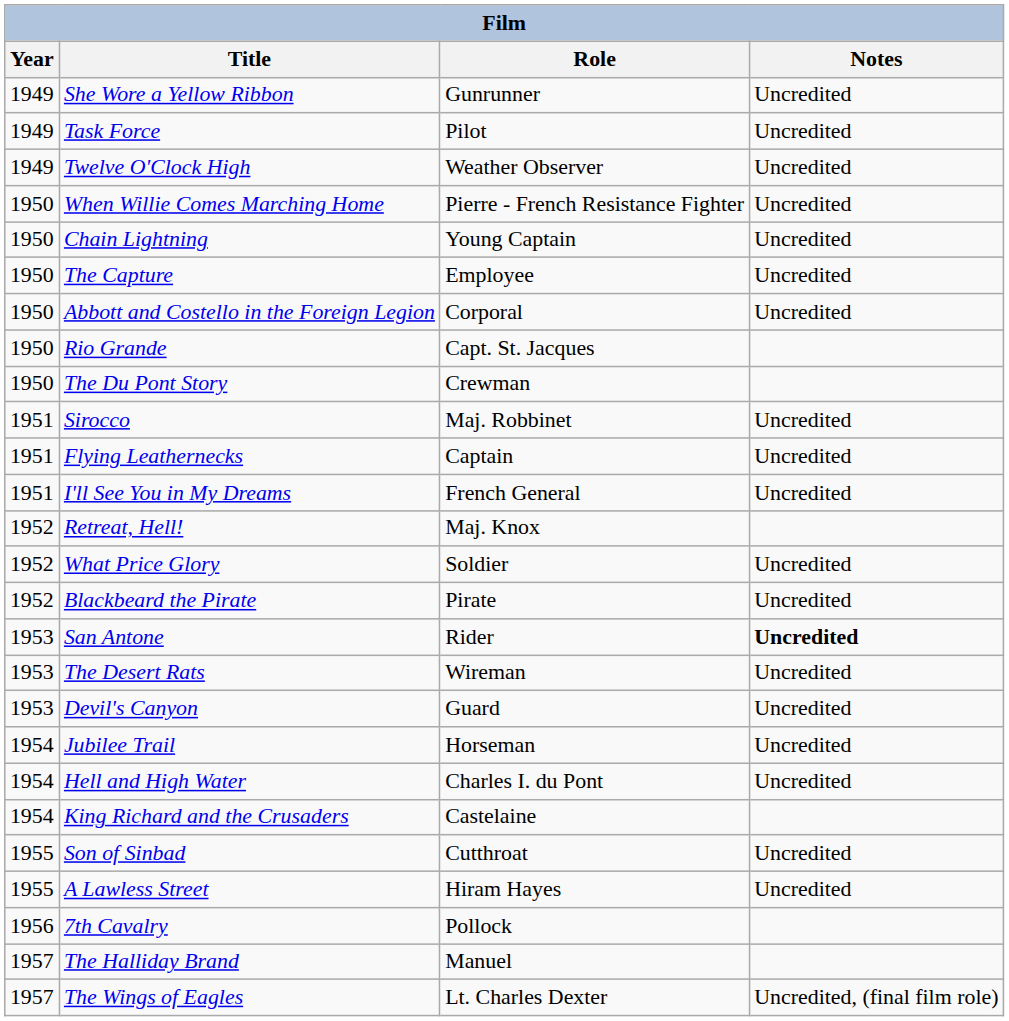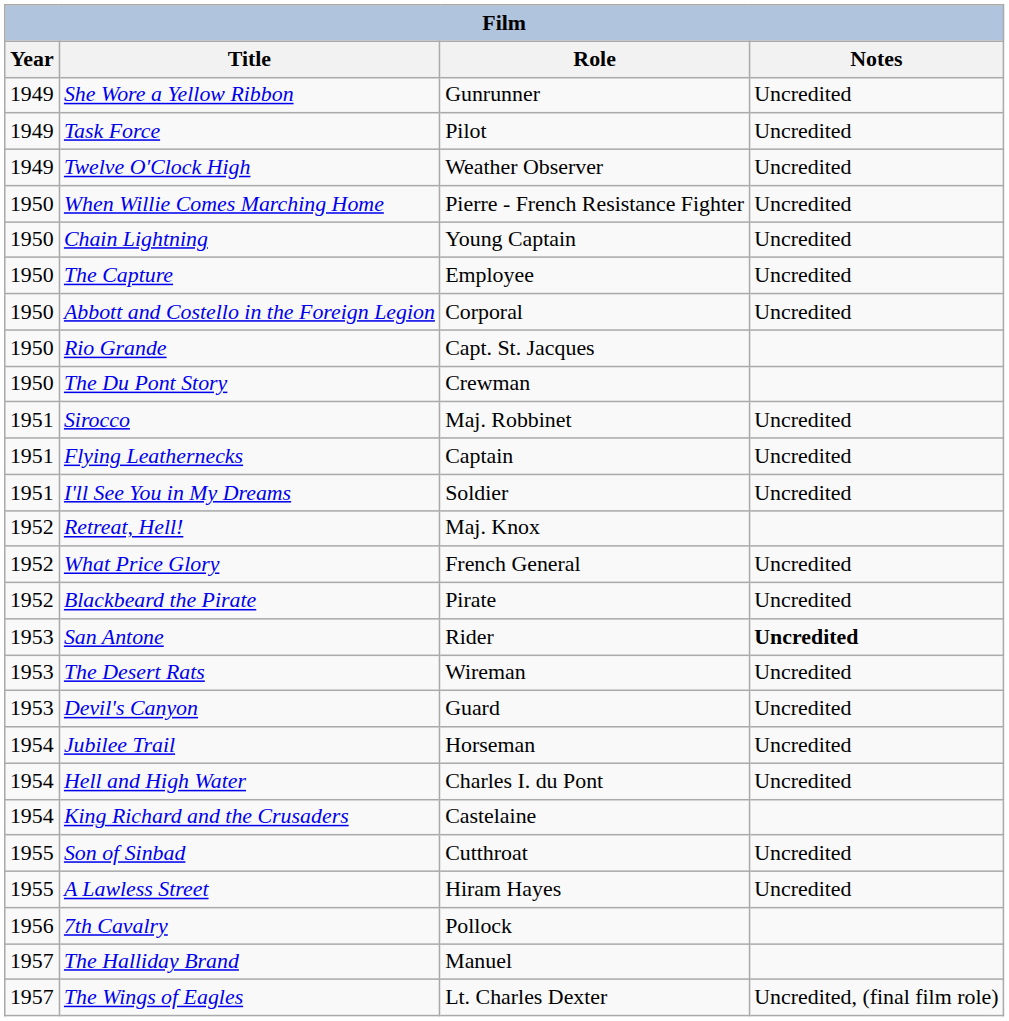(513, 492) French General -> (477, 492) Soldier
(477, 564) Soldier -> (513, 564) French General
